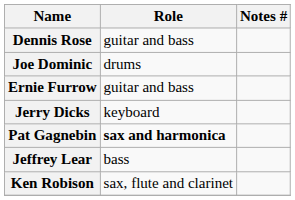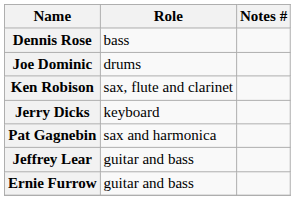(149, 40) guitar and bass -> (117, 40) bass
rows swapped: (52, 87) <-> (52, 183)
(165, 135) bold -> (160, 135) normal
(117, 159) bass -> (149, 159) guitar and bass
